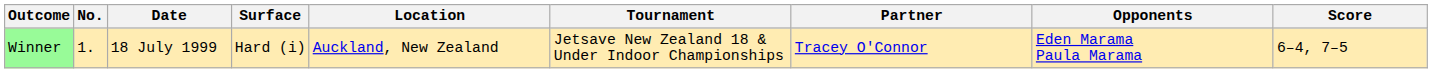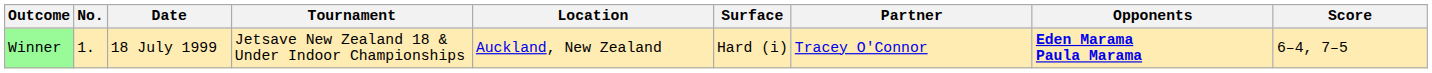columns swapped: (671, 16) <-> (270, 16)
(1089, 48) normal -> (1089, 48) bold
